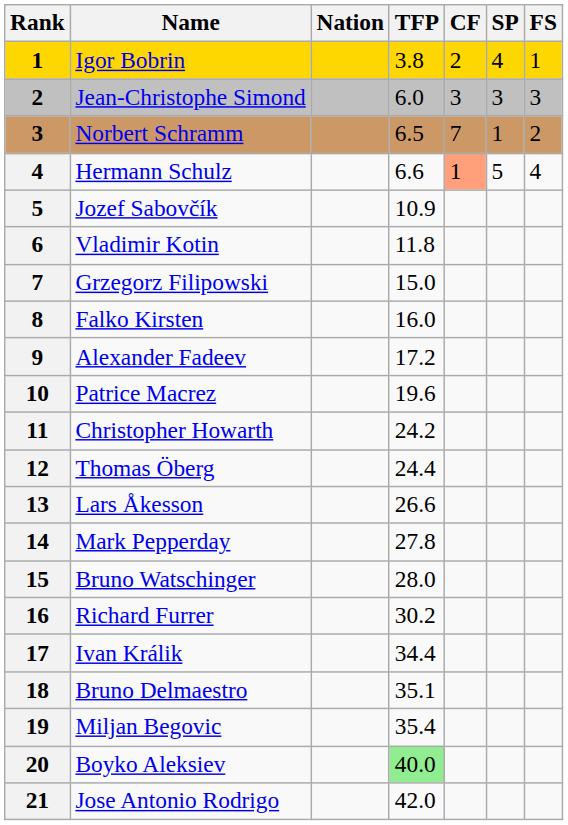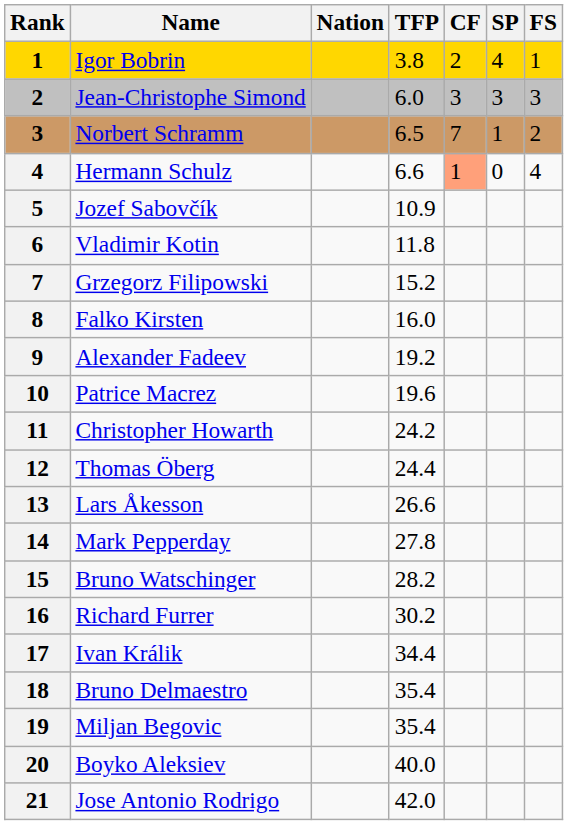(497, 171) 5 -> (497, 171) 0
(415, 282) 15.0 -> (415, 282) 15.2
(415, 356) 17.2 -> (415, 356) 19.2
(415, 578) 28.0 -> (415, 578) 28.2
(415, 689) 35.1 -> (415, 689) 35.4
(415, 763) lightgreen background -> (415, 763) no background
